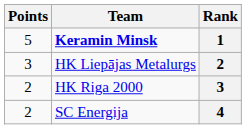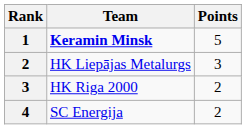columns swapped: (220, 16) <-> (28, 16)
